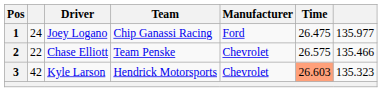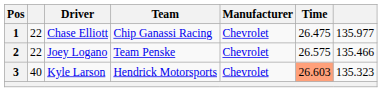(36, 33) 24 -> (36, 33) 22
(77, 33) Joey Logano -> (78, 33) Chase Elliott
(234, 33) Ford -> (246, 33) Chevrolet
(78, 52) Chase Elliott -> (77, 52) Joey Logano
(36, 72) 42 -> (36, 72) 40
